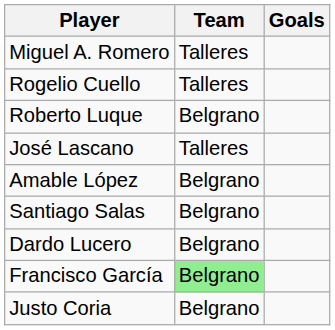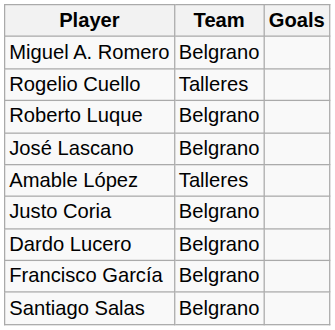(214, 52) Talleres -> (219, 52) Belgrano
(214, 148) Talleres -> (219, 148) Belgrano
(219, 180) Belgrano -> (214, 180) Talleres
rows swapped: (60, 308) <-> (77, 212)
(219, 276) lightgreen background -> (219, 276) no background
